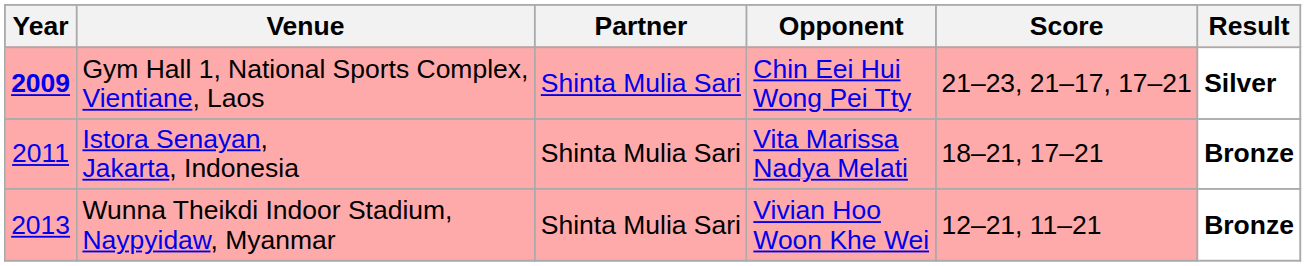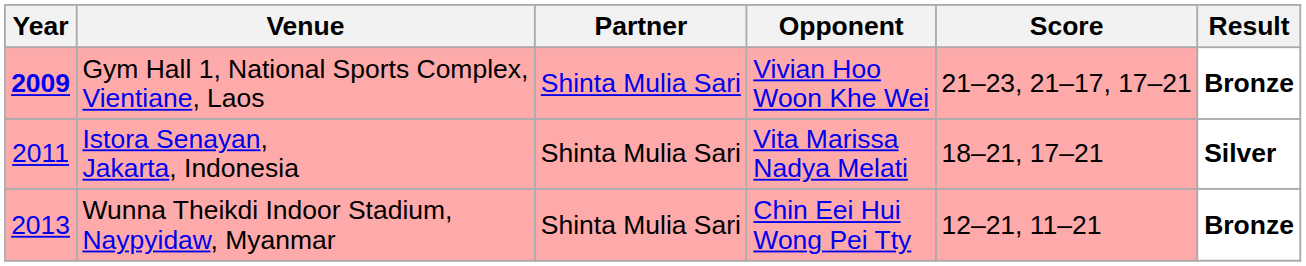(832, 83) Chin Eei Hui Wong Pei Tty -> (841, 83) Vivian Hoo Woon Khe Wei
(1240, 83) Silver -> (1249, 83) Bronze
(1249, 154) Bronze -> (1240, 154) Silver
(841, 225) Vivian Hoo Woon Khe Wei -> (832, 225) Chin Eei Hui Wong Pei Tty
